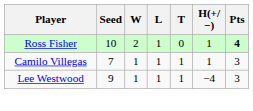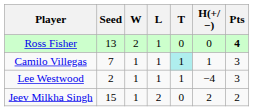(111, 43) 10 -> (111, 43) 13
(209, 43) 1 -> (209, 43) 0
(181, 61) no background -> (181, 61) paleturquoise background
(111, 79) 9 -> (111, 79) 2
+ row: (51, 97)
